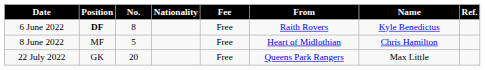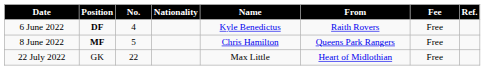columns swapped: (409, 12) <-> (225, 12)
(134, 27) 8 -> (134, 27) 4
(97, 42) normal -> (97, 42) bold
(304, 42) Heart of Midlothian -> (355, 42) Queens Park Rangers
(134, 58) 20 -> (134, 58) 22
(304, 58) Queens Park Rangers -> (355, 58) Heart of Midlothian
